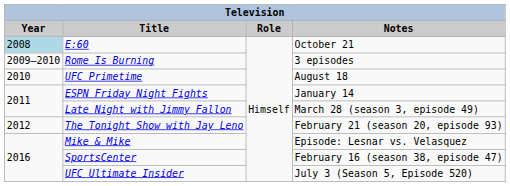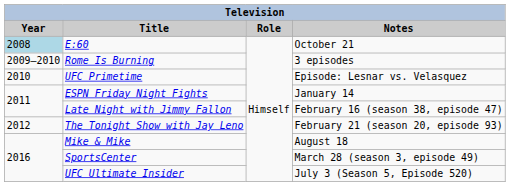(321, 77) August 18 -> (381, 77) Episode: Lesnar vs. Velasquez
(387, 109) March 28 (season 3, episode 49) -> (399, 109) February 16 (season 38, episode 47)
(381, 141) Episode: Lesnar vs. Velasquez -> (321, 141) August 18
(399, 157) February 16 (season 38, episode 47) -> (387, 157) March 28 (season 3, episode 49)
